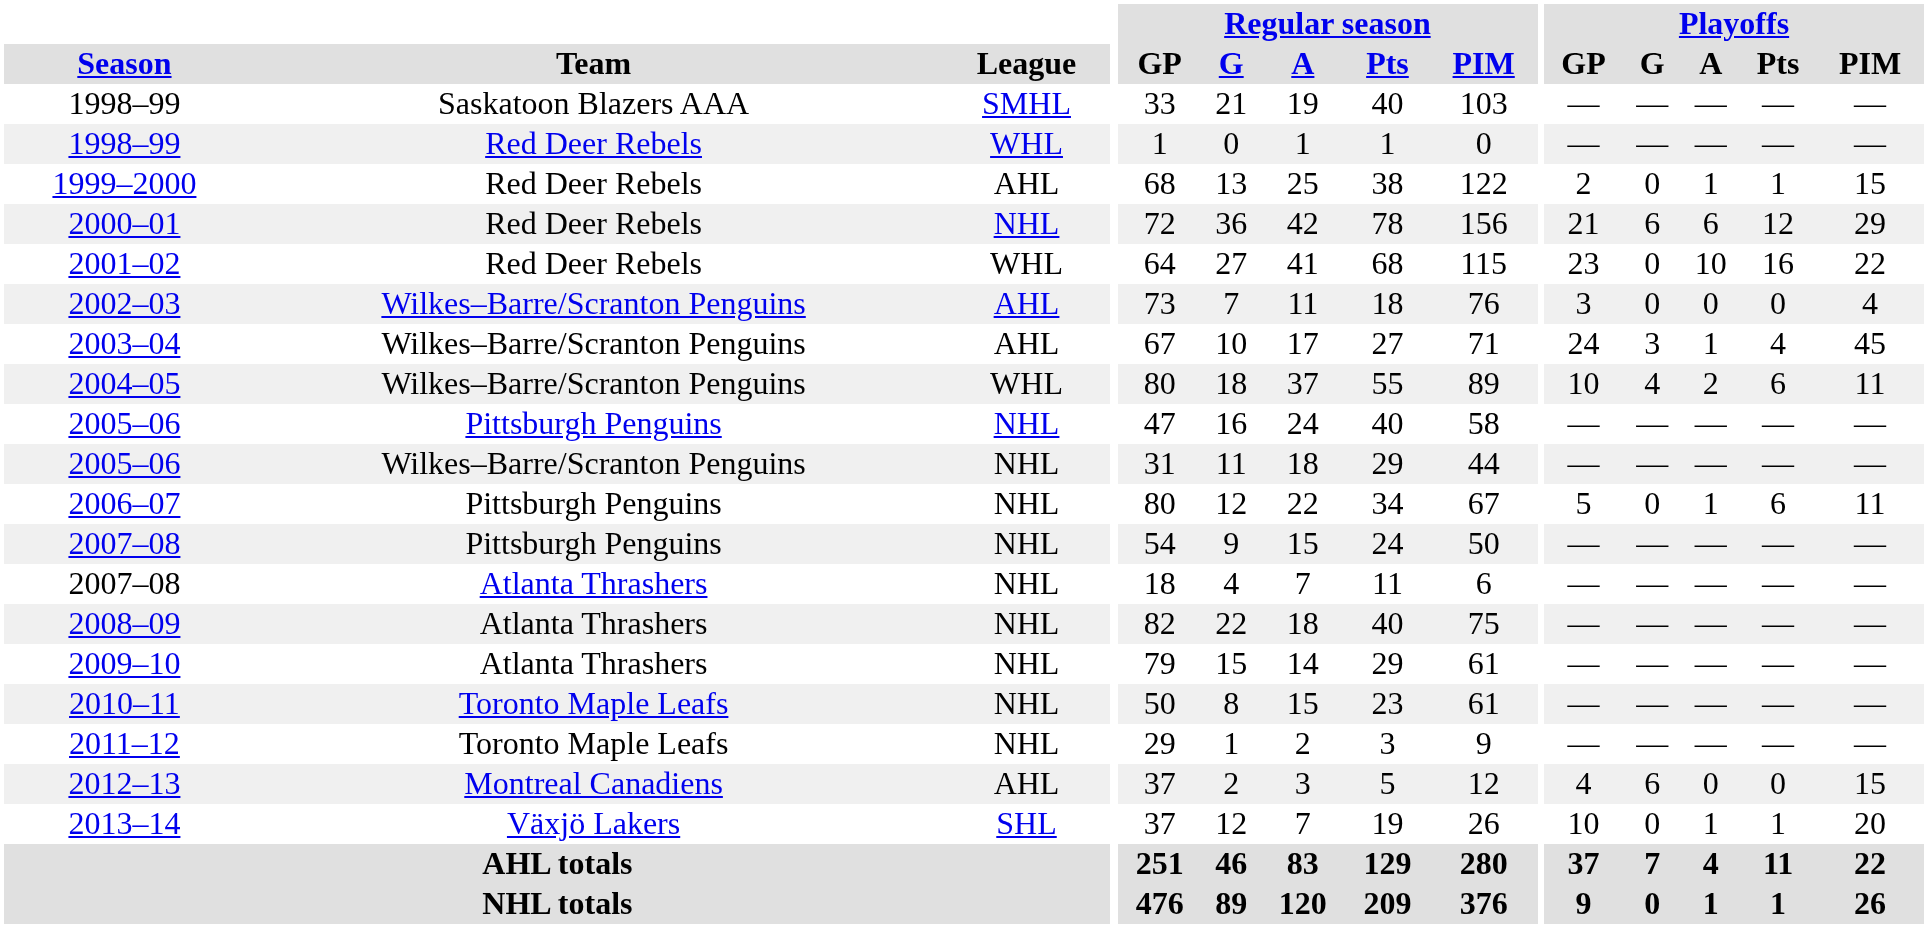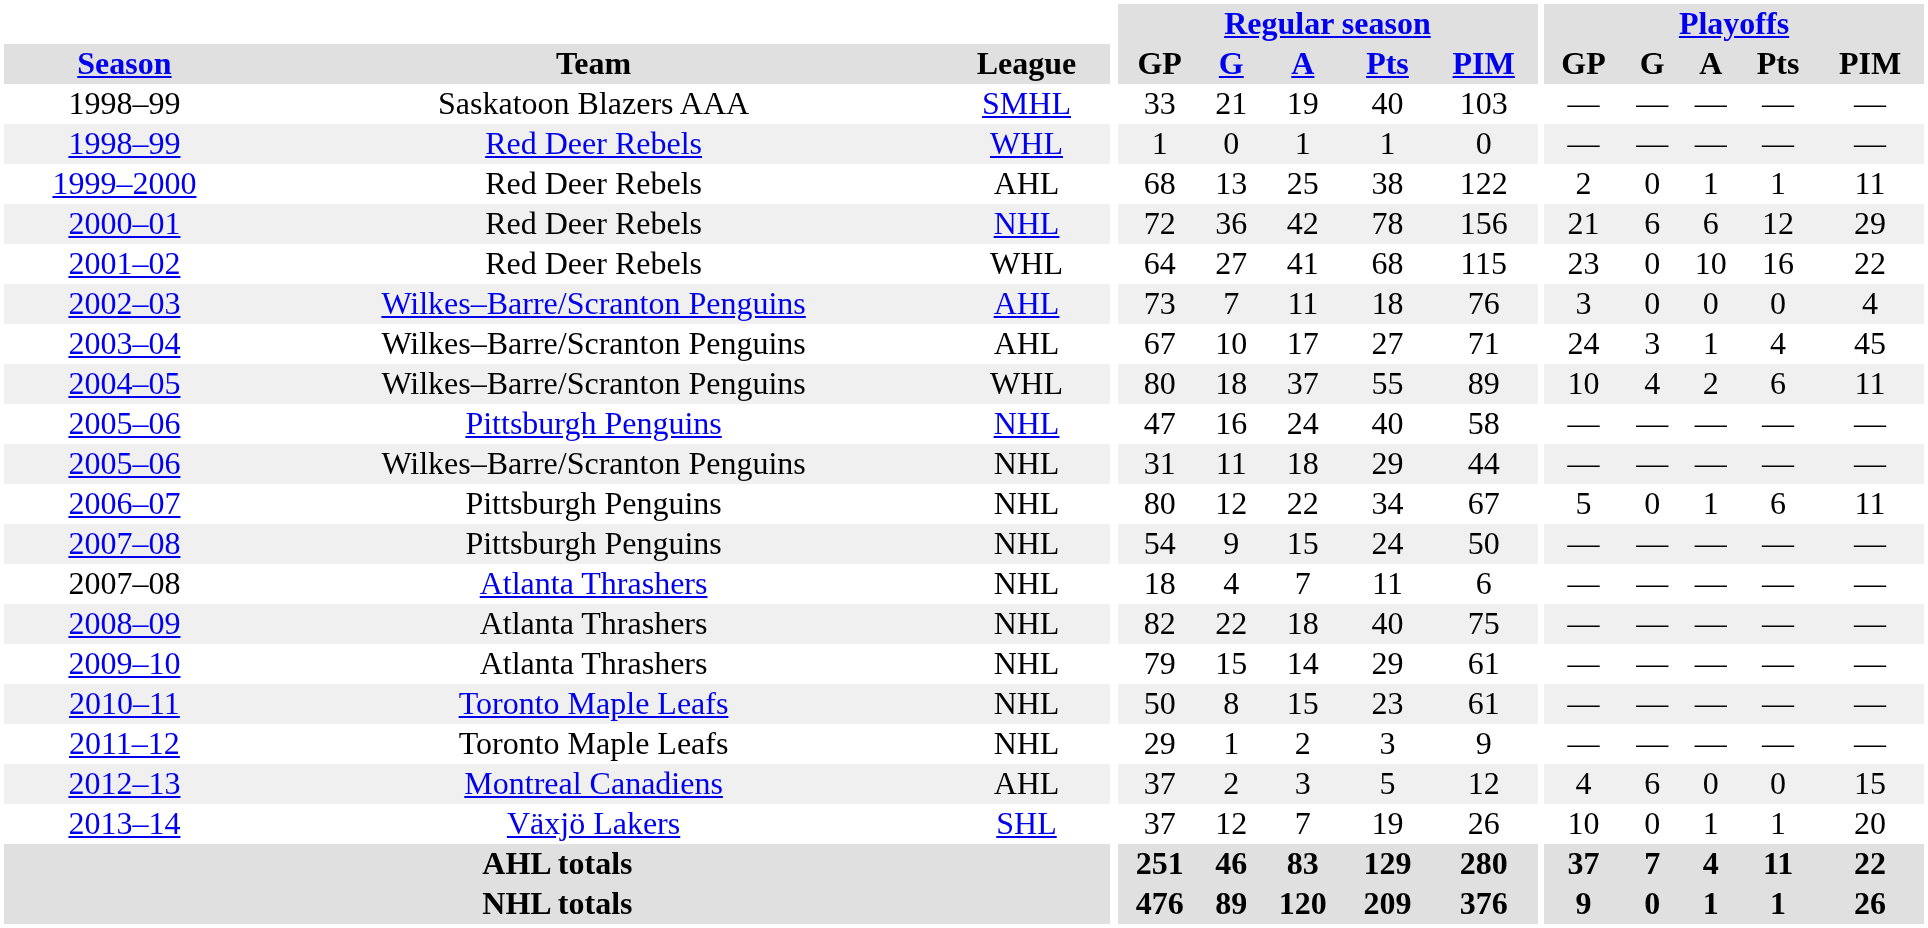(1870, 183) 15 -> (1870, 183) 11
